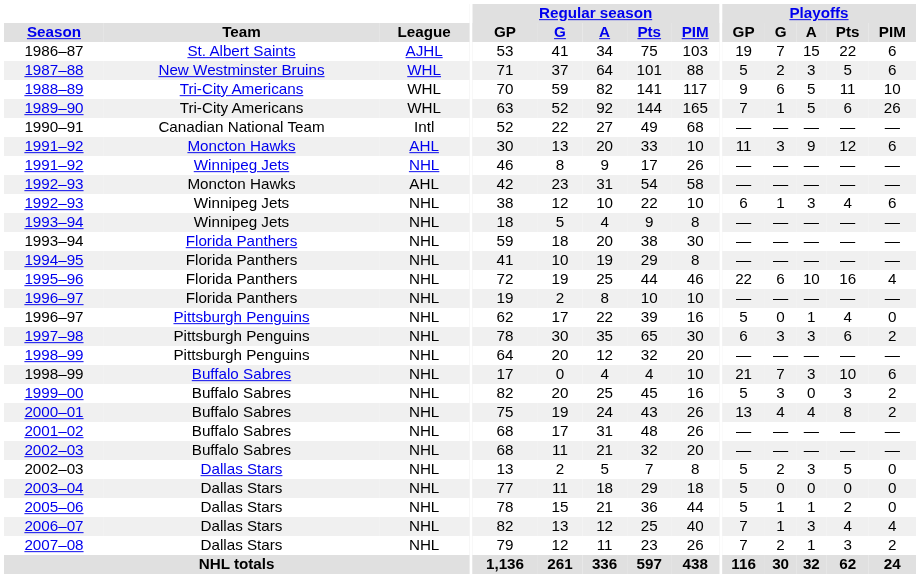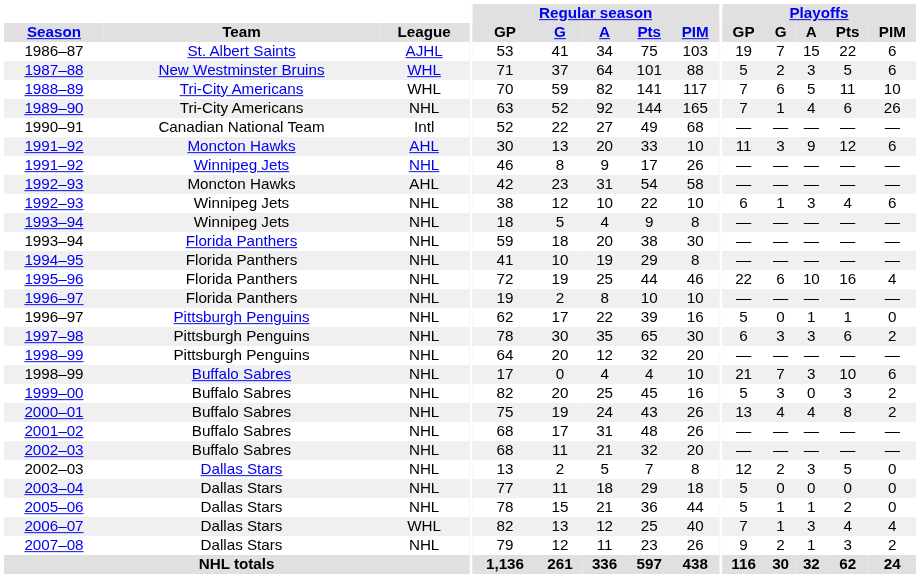(744, 89) 9 -> (744, 89) 7
(424, 108) WHL -> (424, 108) NHL
(811, 108) 5 -> (811, 108) 4
(848, 317) 4 -> (848, 317) 1
(744, 469) 5 -> (744, 469) 12
(424, 526) NHL -> (424, 526) WHL
(744, 545) 7 -> (744, 545) 9
